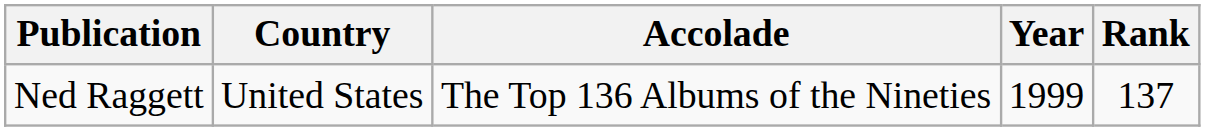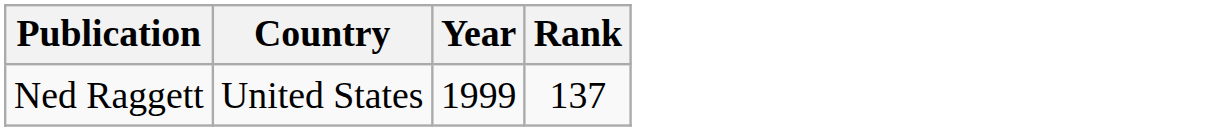- column: (716, 34)
